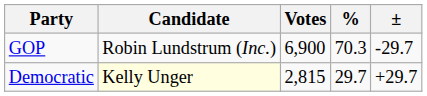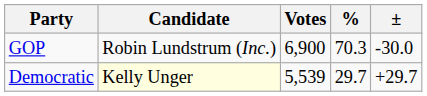(394, 47) -29.7 -> (394, 47) -30.0
(305, 76) 2,815 -> (305, 76) 5,539
